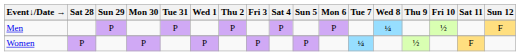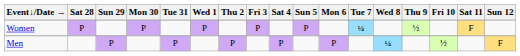rows swapped: (15, 28) <-> (20, 43)
